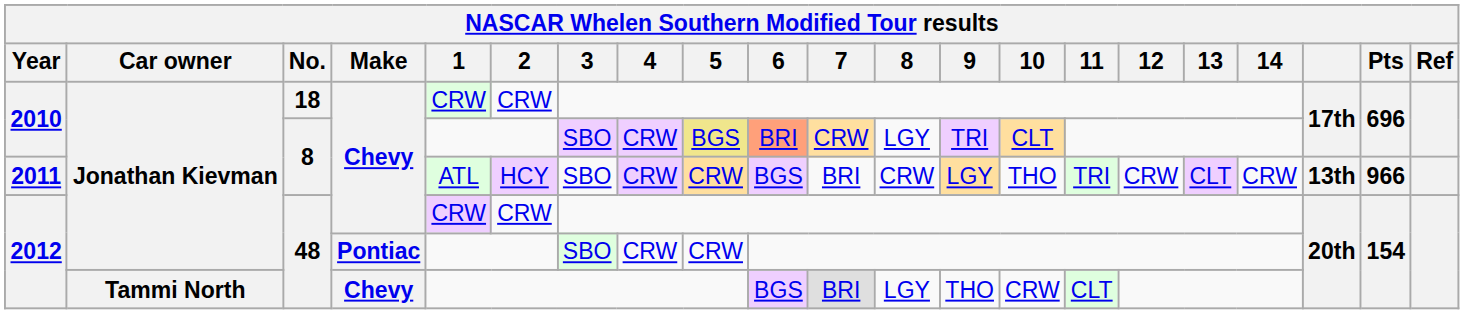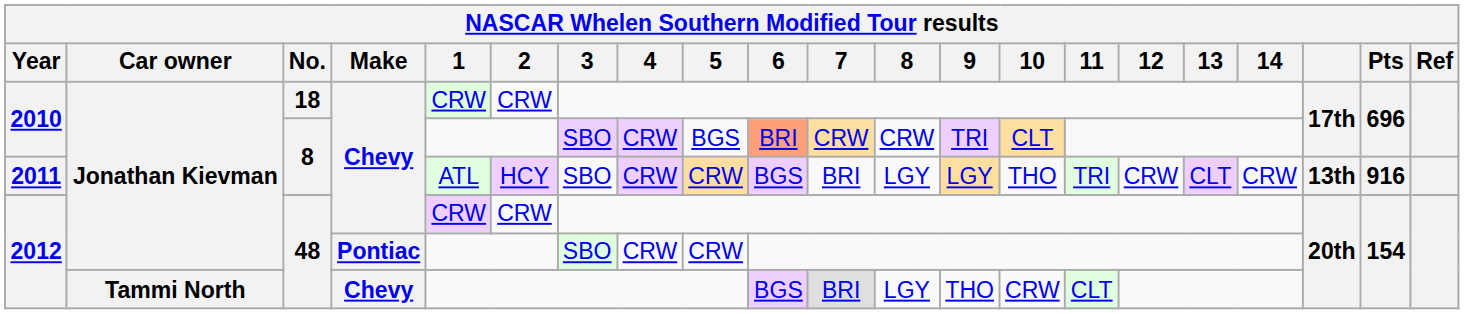(716, 138) khaki background -> (716, 138) no background
(907, 138) LGY -> (907, 138) CRW
(907, 176) CRW -> (907, 176) LGY
(1386, 176) 966 -> (1386, 176) 916
